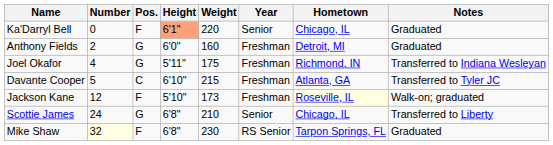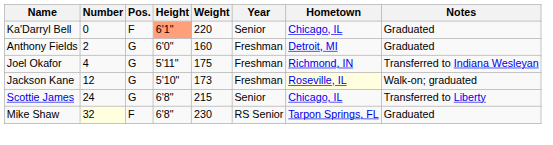- row: (46, 81)
(139, 98) F -> (132, 81) G
(210, 115) 210 -> (203, 98) 215
